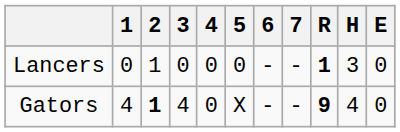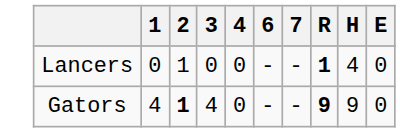- column: (239, 26)
(352, 66) 3 -> (352, 66) 4
(352, 106) 4 -> (352, 106) 9
